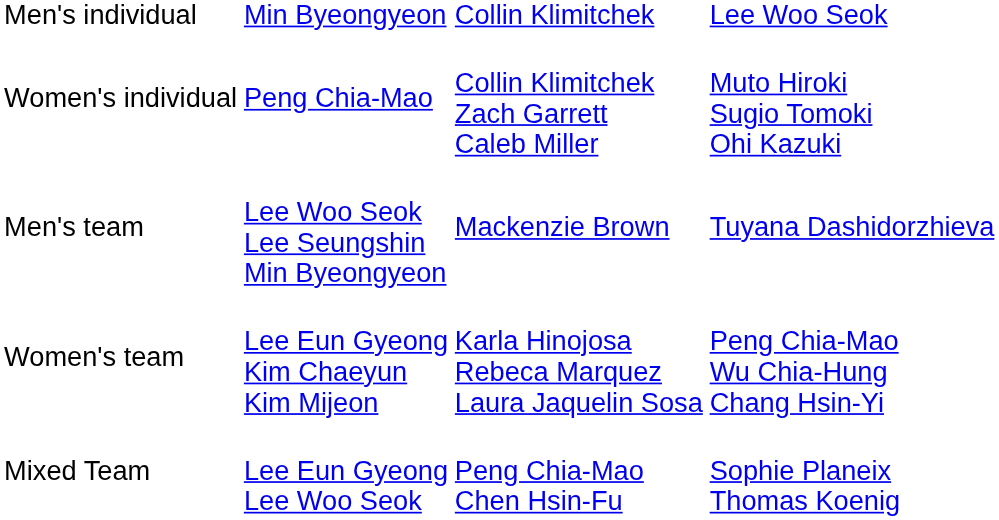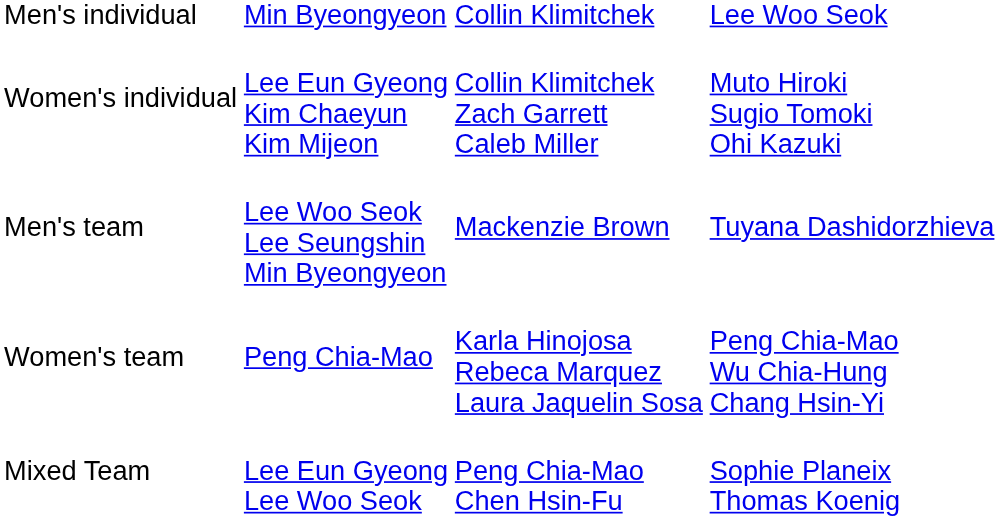(338, 98) Peng Chia-Mao -> (346, 113) Lee Eun Gyeong Kim Chaeyun Kim Mijeon
(346, 372) Lee Eun Gyeong Kim Chaeyun Kim Mijeon -> (338, 356) Peng Chia-Mao
